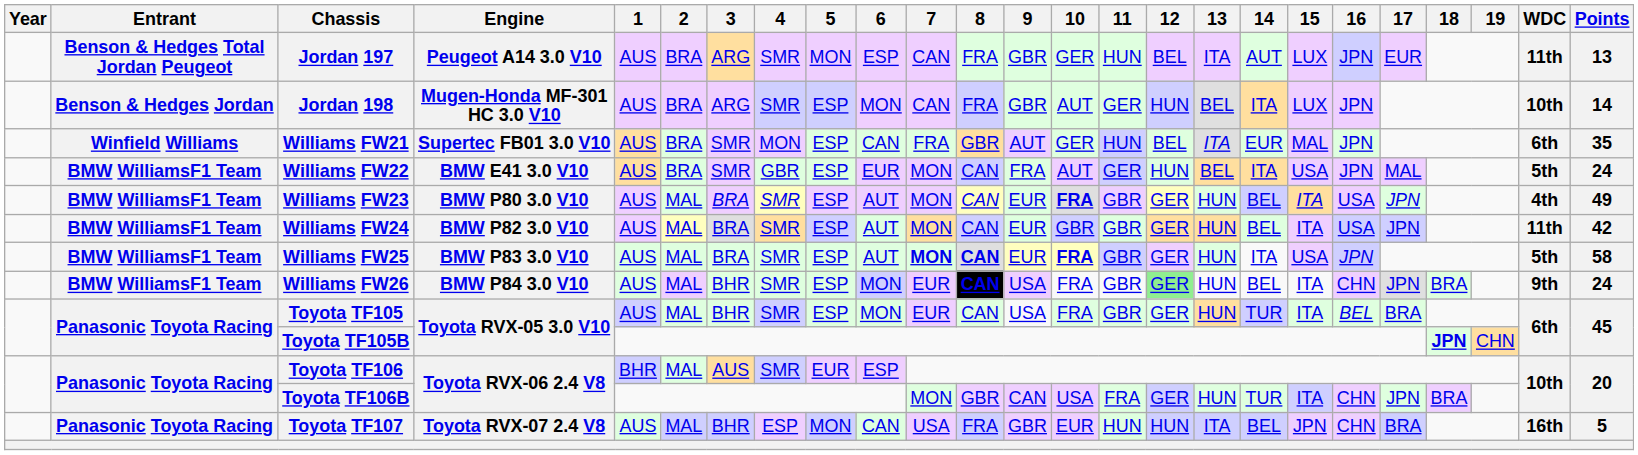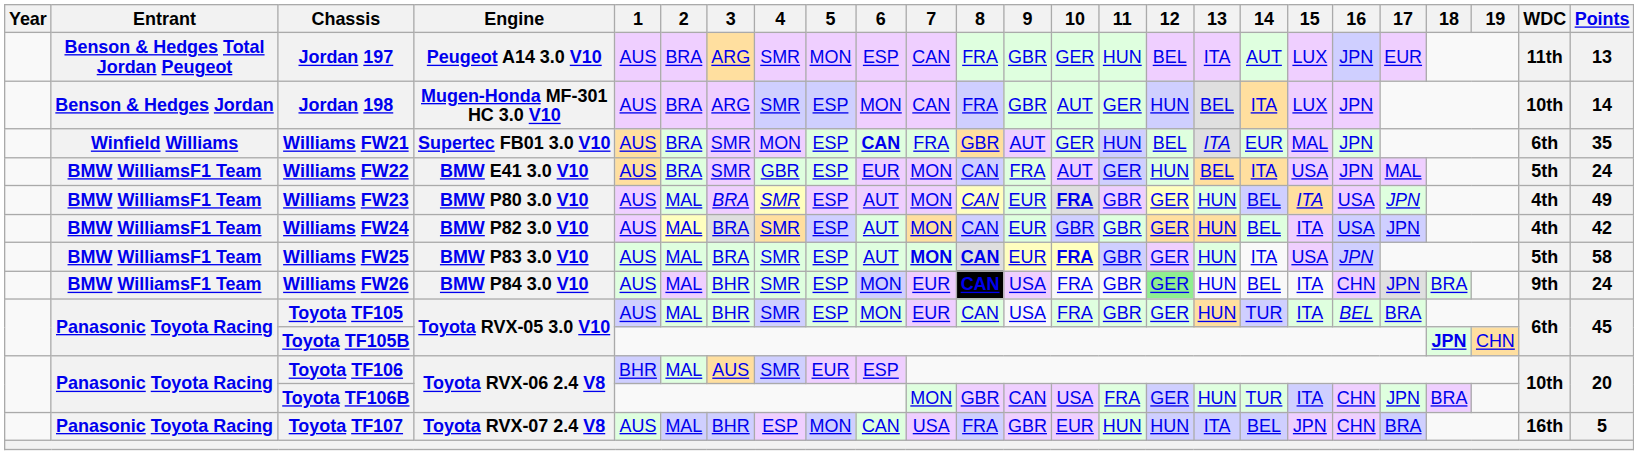(881, 143) normal -> (881, 143) bold
(1545, 228) 11th -> (1545, 228) 4th
